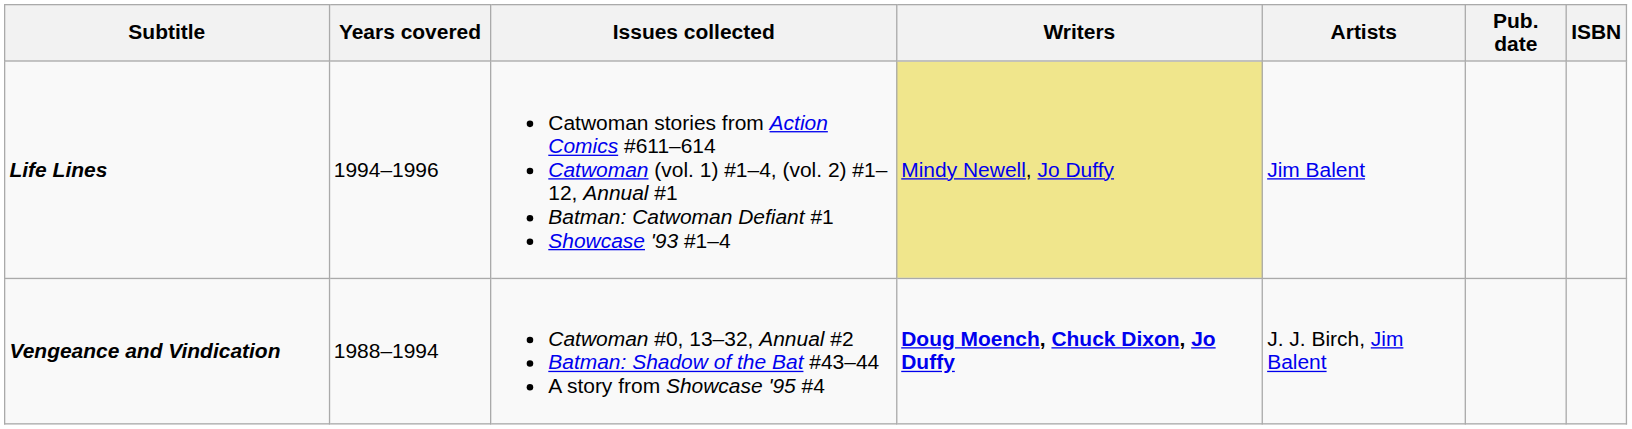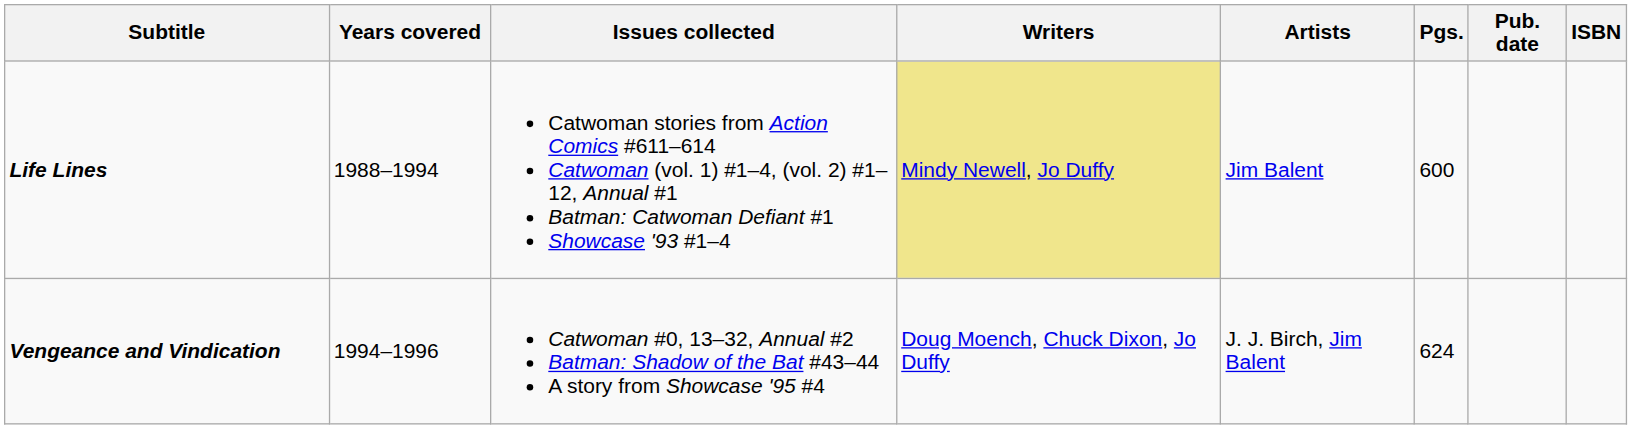+ column: (1442, 32)
(386, 169) 1994–1996 -> (386, 169) 1988–1994
(386, 350) 1988–1994 -> (386, 350) 1994–1996
(1058, 350) bold -> (1049, 350) normal
